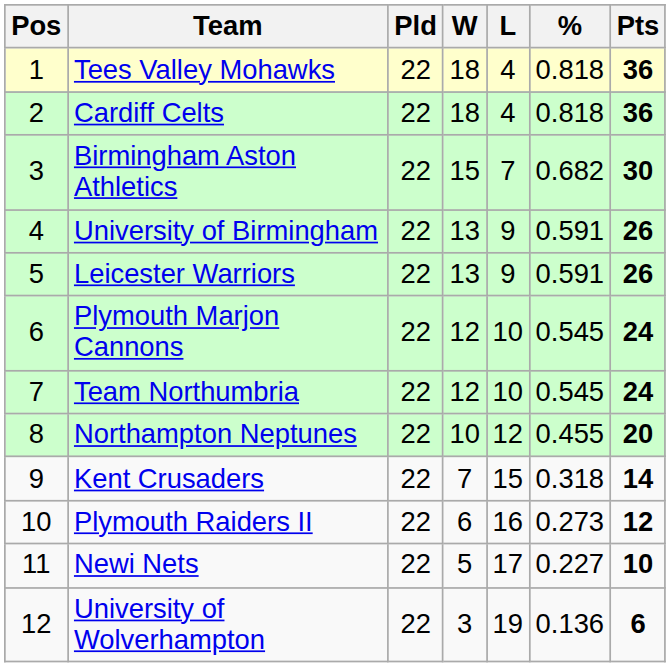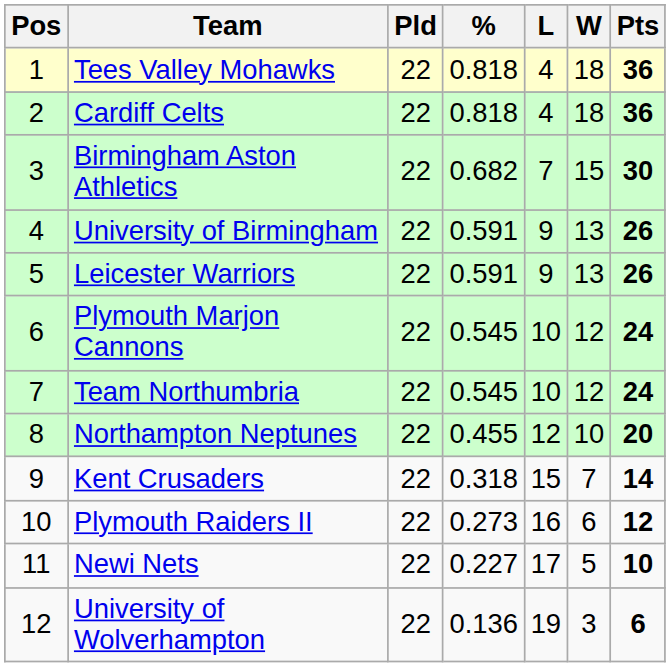columns swapped: (465, 26) <-> (570, 26)
